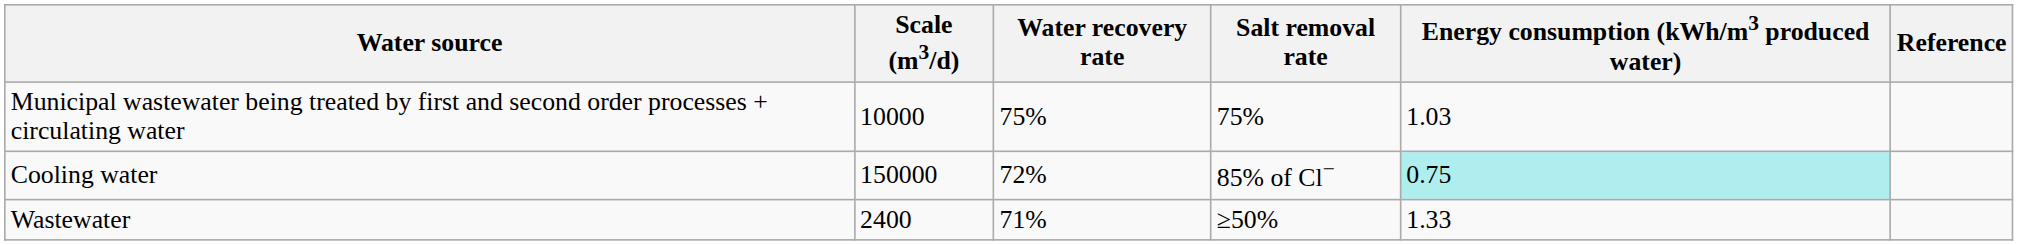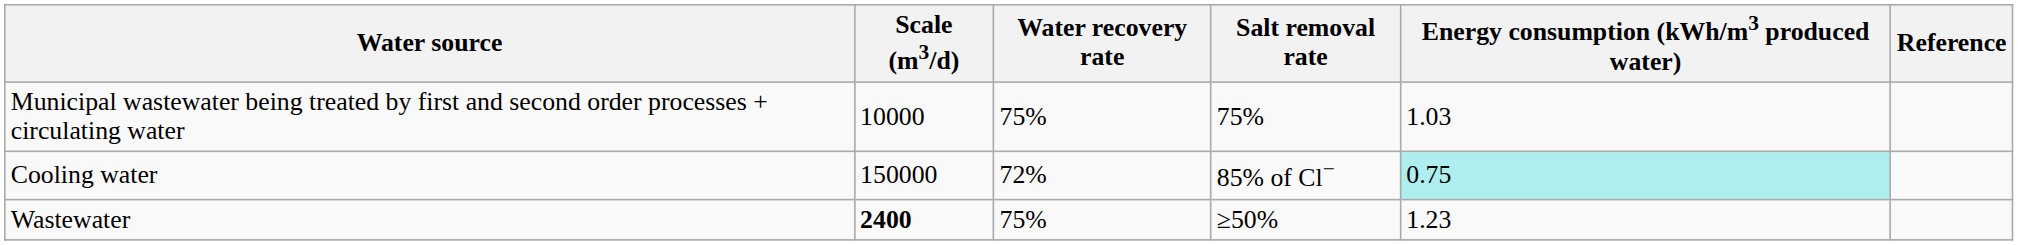(886, 219) normal -> (886, 219) bold
(1023, 219) 71% -> (1023, 219) 75%
(1429, 219) 1.33 -> (1429, 219) 1.23
